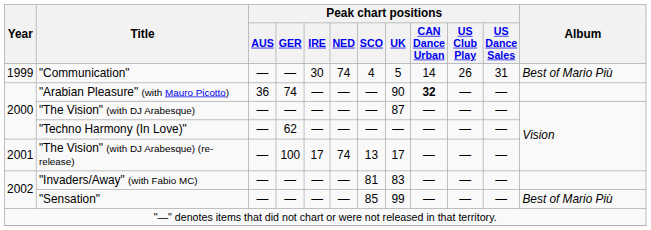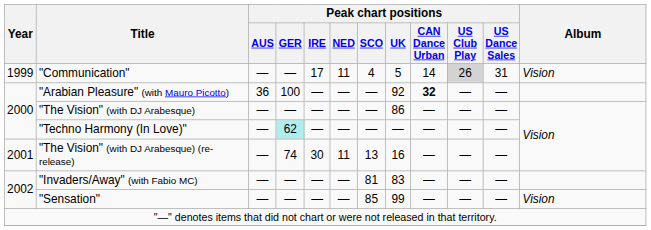(317, 73) 30 -> (317, 73) 17
(344, 73) 74 -> (344, 73) 11
(465, 73) no background -> (465, 73) lightgrey background
(568, 73) Best of Mario Più -> (538, 73) Vision
(290, 91) 74 -> (290, 91) 100
(398, 91) 90 -> (398, 91) 92
(398, 110) 87 -> (398, 110) 86
(290, 129) no background -> (290, 129) paleturquoise background
(290, 154) 100 -> (290, 154) 74
(317, 154) 17 -> (317, 154) 30
(344, 154) 74 -> (344, 154) 11
(398, 154) 17 -> (398, 154) 16
(568, 199) Best of Mario Più -> (538, 199) Vision
